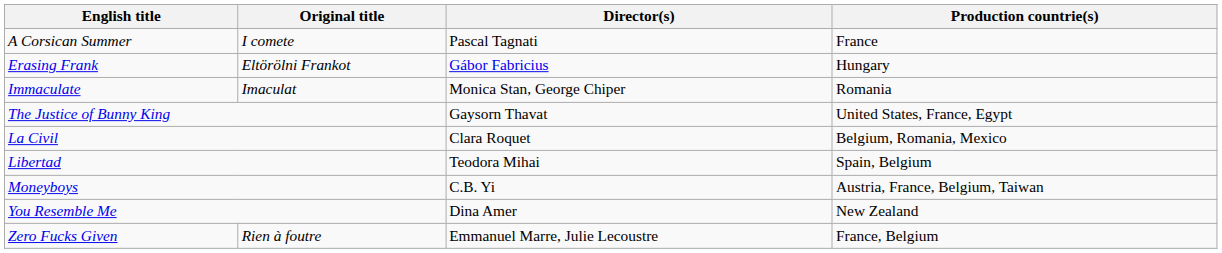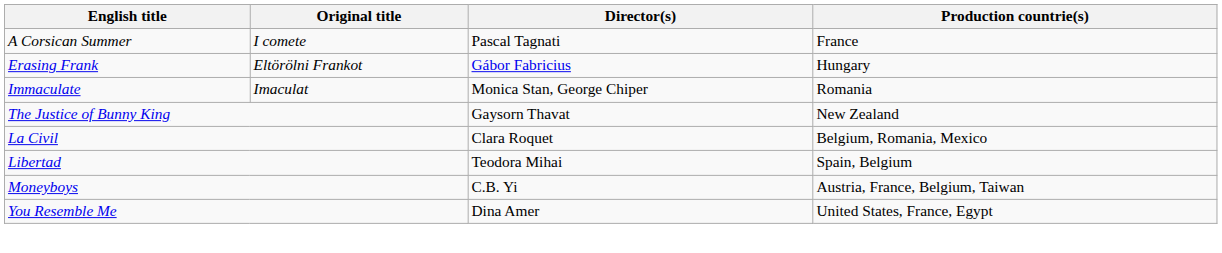(924, 114) United States, France, Egypt -> (858, 114) New Zealand
(877, 211) New Zealand -> (905, 211) United States, France, Egypt
- row: (63, 235)
